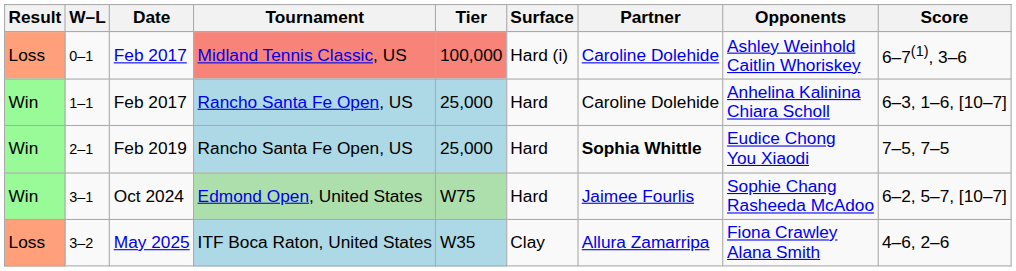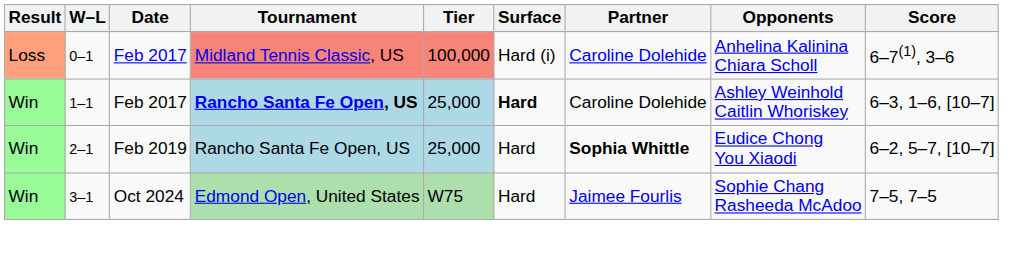(794, 55) Ashley Weinhold Caitlin Whoriskey -> (781, 55) Anhelina Kalinina Chiara Scholl
(305, 102) normal -> (306, 102) bold
(529, 102) normal -> (518, 102) bold
(794, 102) Anhelina Kalinina Chiara Scholl -> (781, 102) Ashley Weinhold Caitlin Whoriskey
(916, 149) 7–5, 7–5 -> (932, 149) 6–2, 5–7, [10–7]
(944, 195) 6–2, 5–7, [10–7] -> (903, 195) 7–5, 7–5
- row: (81, 243)
